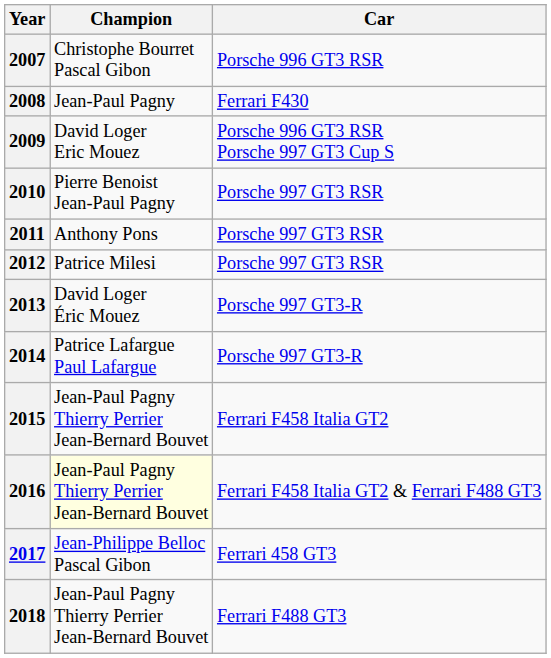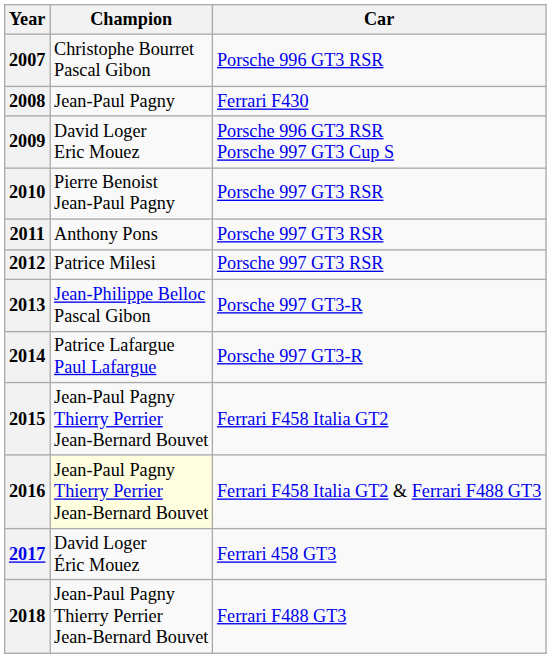(100, 304) David Loger Éric Mouez -> (130, 304) Jean-Philippe Belloc Pascal Gibon
(130, 553) Jean-Philippe Belloc Pascal Gibon -> (100, 553) David Loger Éric Mouez
